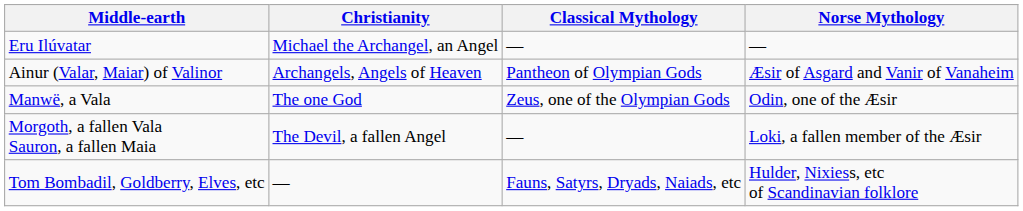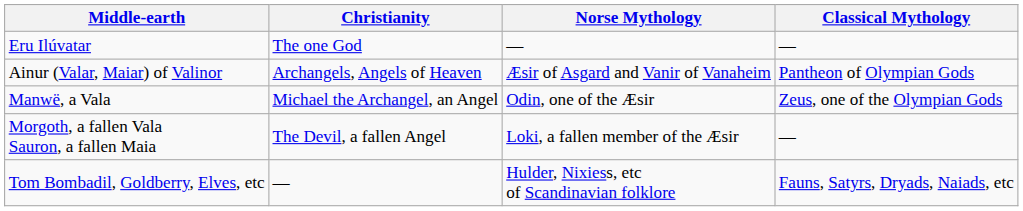columns swapped: (624, 18) <-> (881, 18)
(385, 45) Michael the Archangel, an Angel -> (317, 45) The one God
(317, 99) The one God -> (385, 99) Michael the Archangel, an Angel
